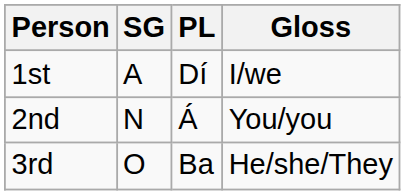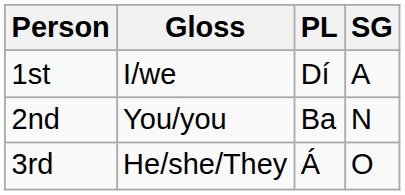columns swapped: (144, 27) <-> (311, 27)
(188, 119) Á -> (318, 119) Ba
(196, 165) Ba -> (310, 165) Á
